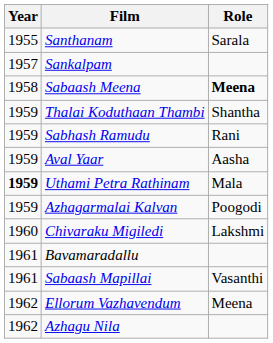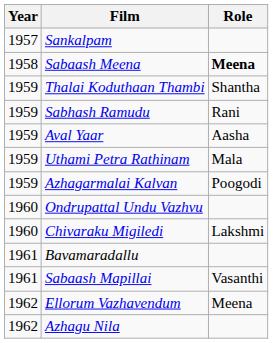- row: (79, 40)
(23, 183) bold -> (23, 159) normal
+ row: (124, 207)
